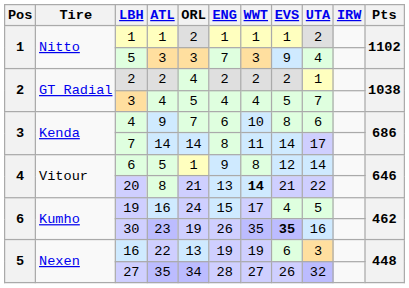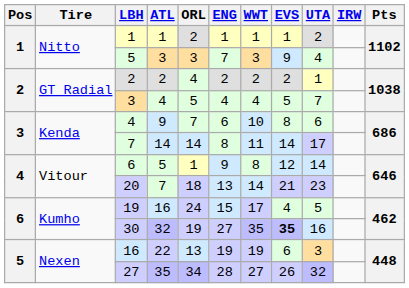(162, 187) 8 -> (162, 187) 7
(194, 187) 21 -> (194, 187) 18
(256, 187) bold -> (256, 187) normal
(318, 187) 22 -> (318, 187) 23
(162, 229) 23 -> (162, 229) 32
(225, 229) 26 -> (225, 229) 27
